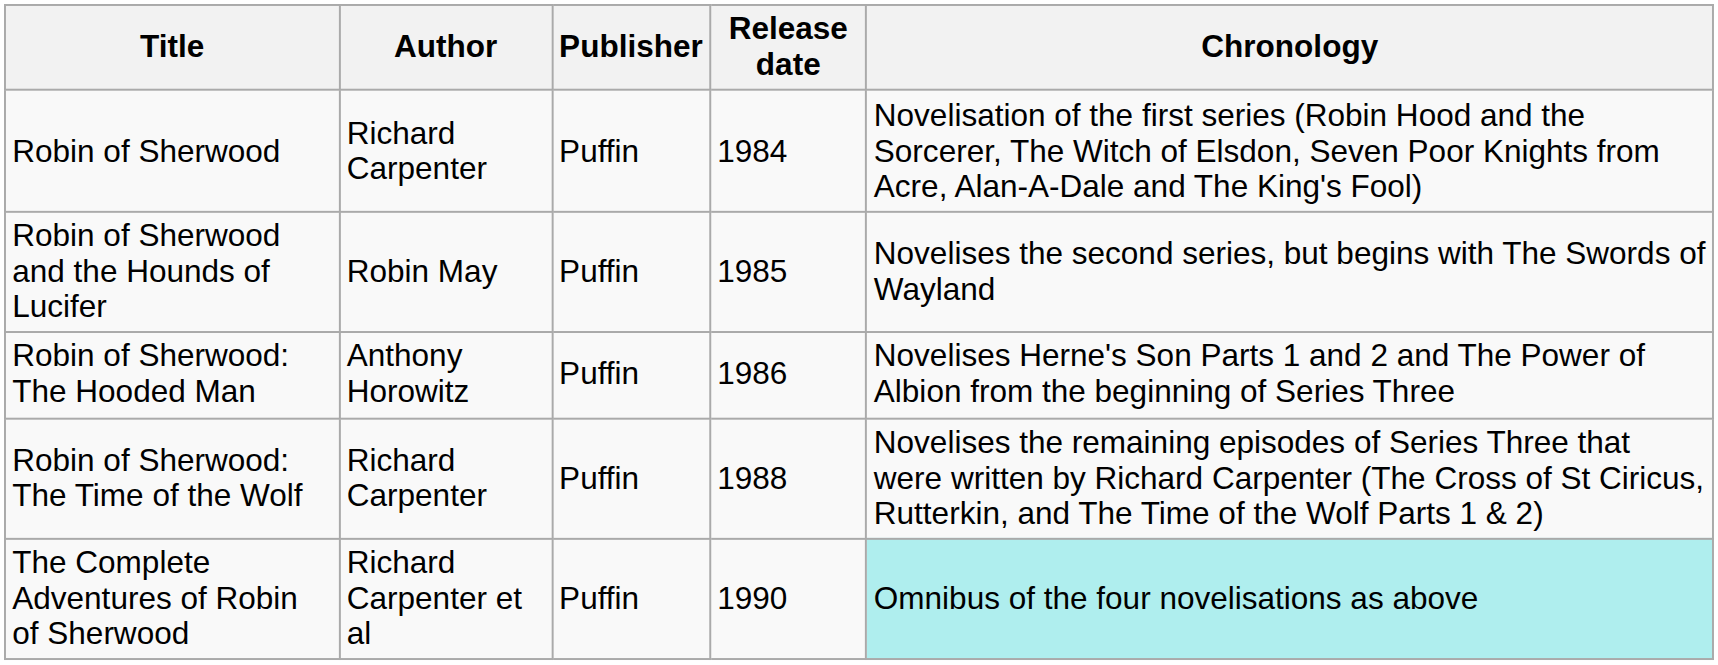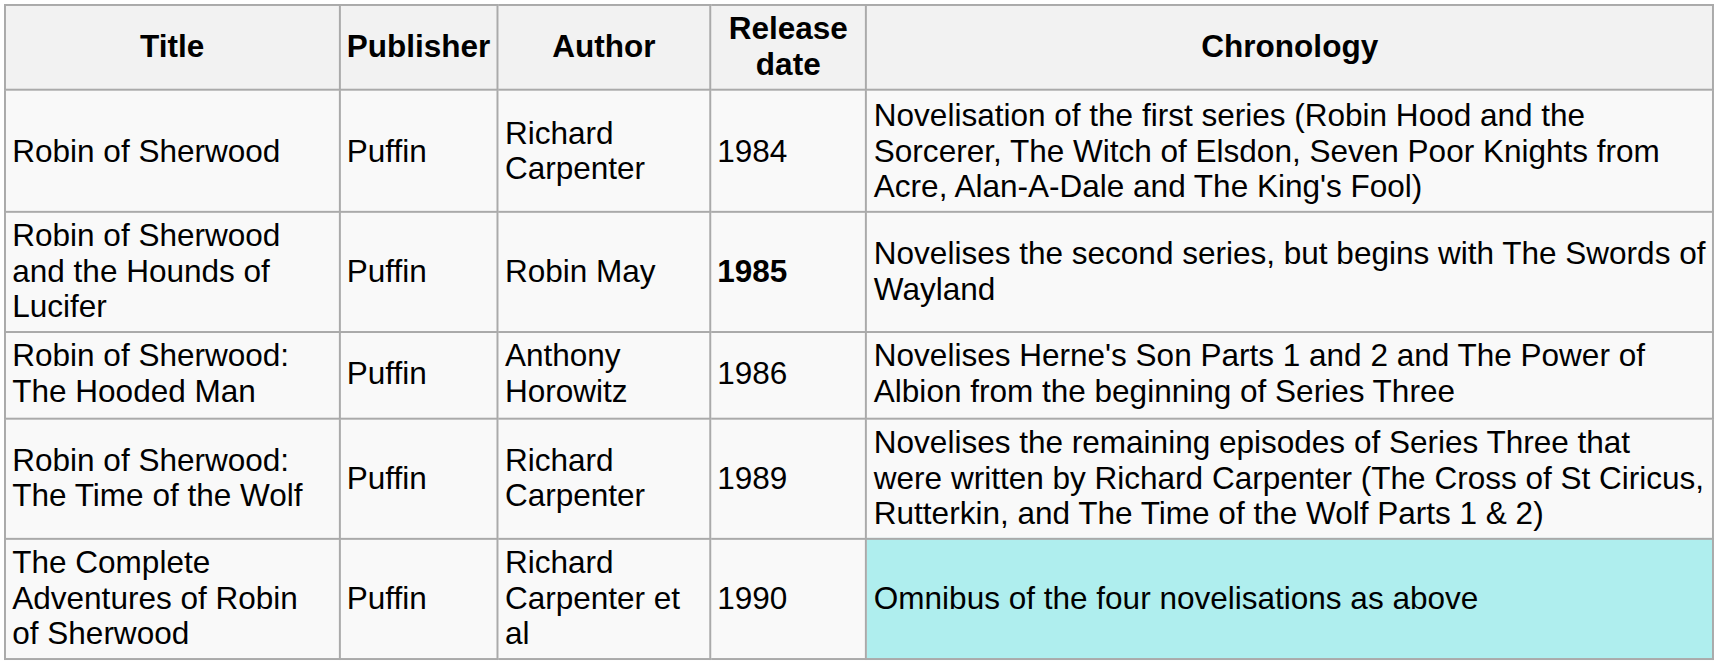columns swapped: (446, 47) <-> (631, 47)
(752, 271) normal -> (752, 271) bold
(752, 477) 1988 -> (752, 477) 1989
